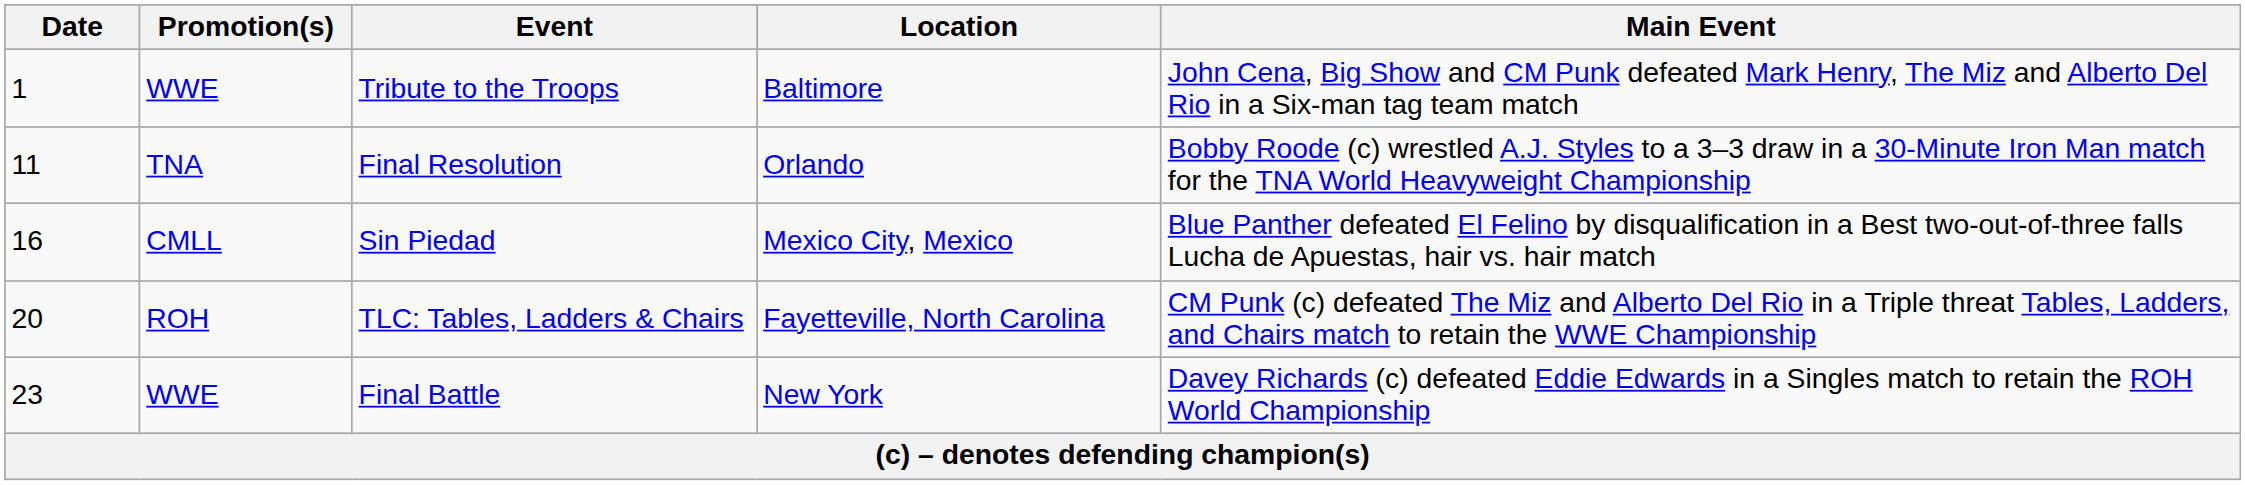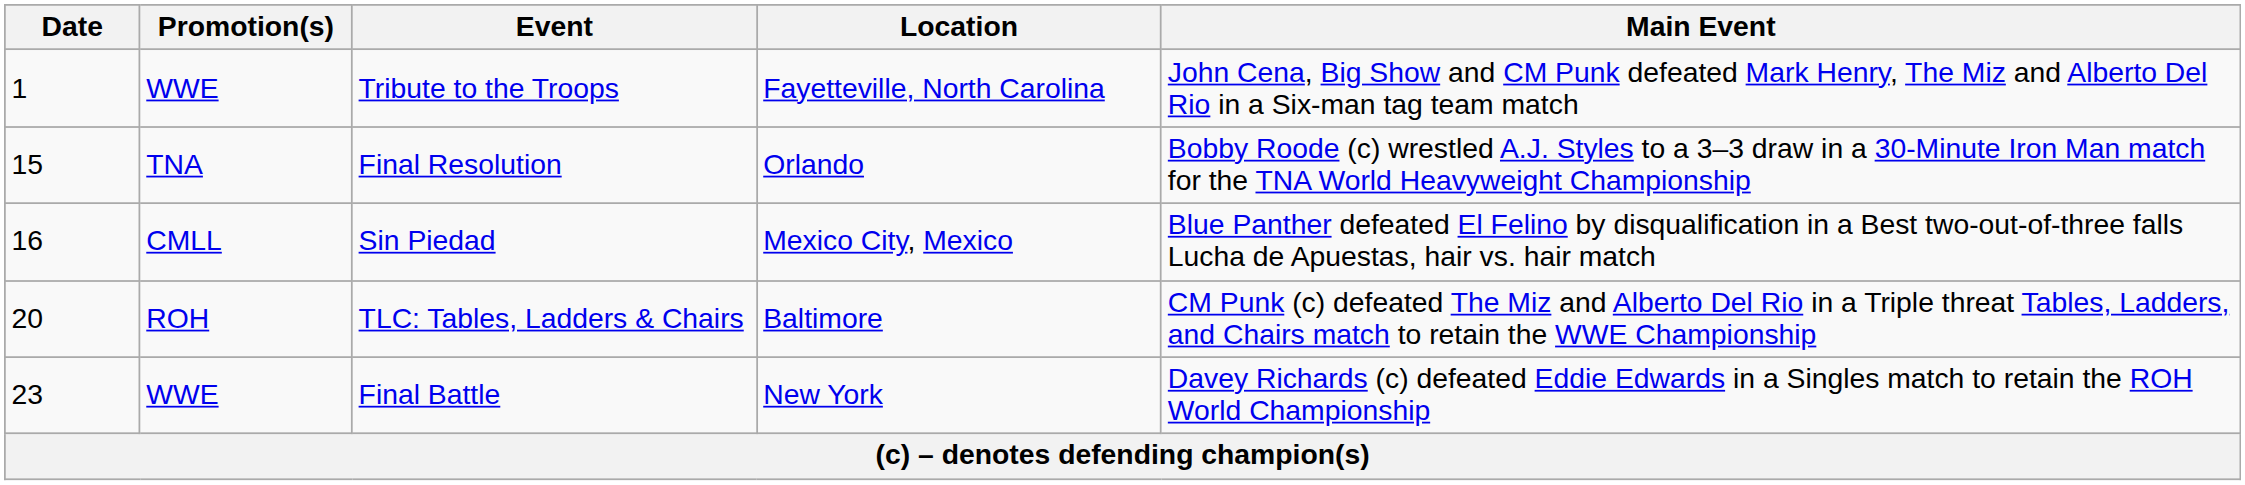(823, 87) Baltimore -> (934, 87) Fayetteville, North Carolina
(26, 164) 11 -> (27, 164) 15
(934, 318) Fayetteville, North Carolina -> (823, 318) Baltimore
